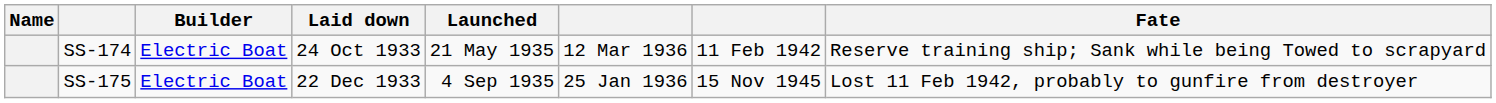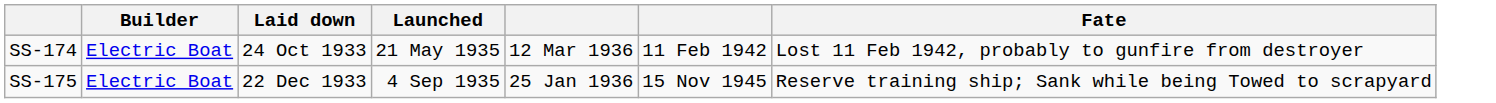- column: (32, 20)
(1158, 51) Reserve training ship; Sank while being Towed to scrapyard -> (1070, 51) Lost 11 Feb 1942, probably to gunfire from destroyer
(1124, 82) Lost 11 Feb 1942, probably to gunfire from destroyer -> (1104, 82) Reserve training ship; Sank while being Towed to scrapyard
